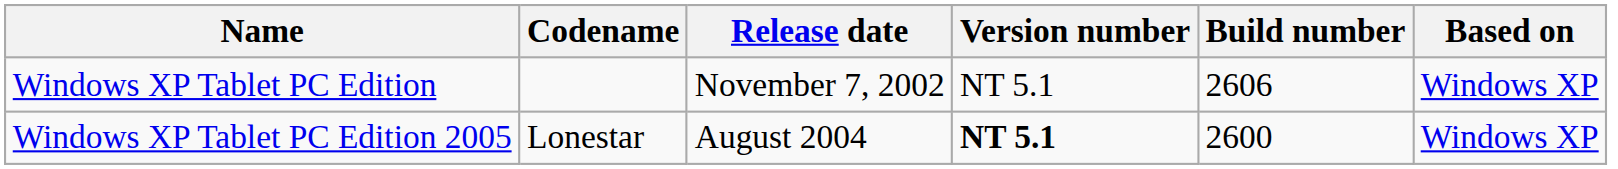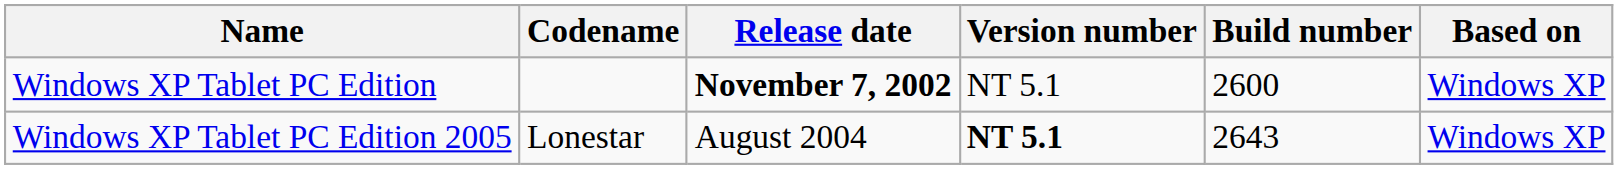(820, 84) normal -> (823, 84) bold
(1239, 84) 2606 -> (1246, 84) 2600
(1239, 137) 2600 -> (1246, 137) 2643
